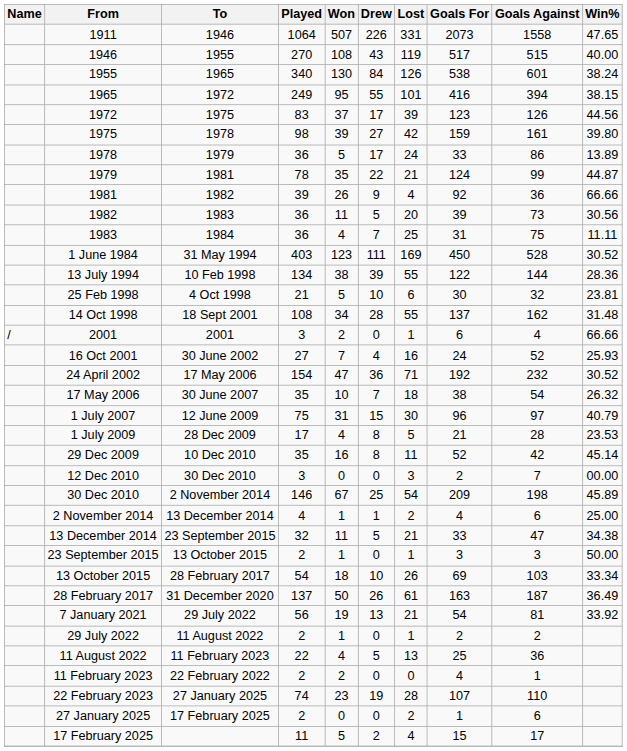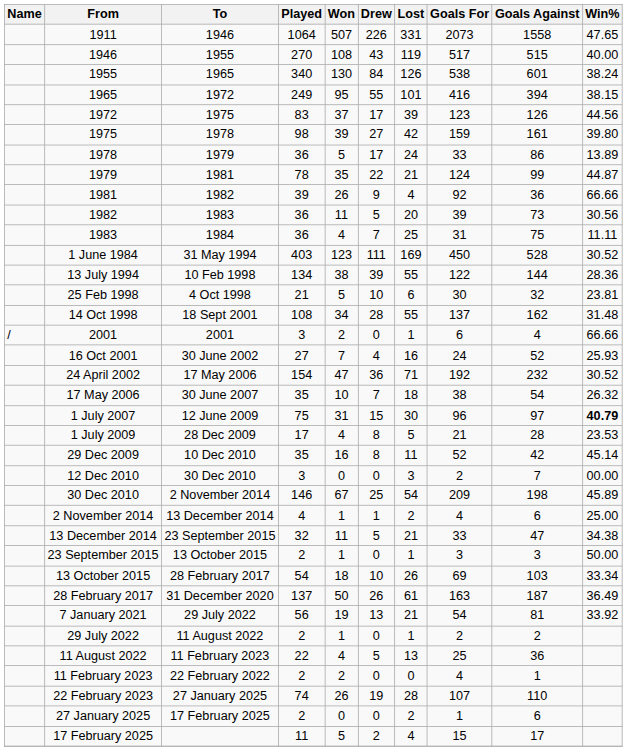(602, 415) normal -> (602, 415) bold
(341, 696) 23 -> (341, 696) 26
